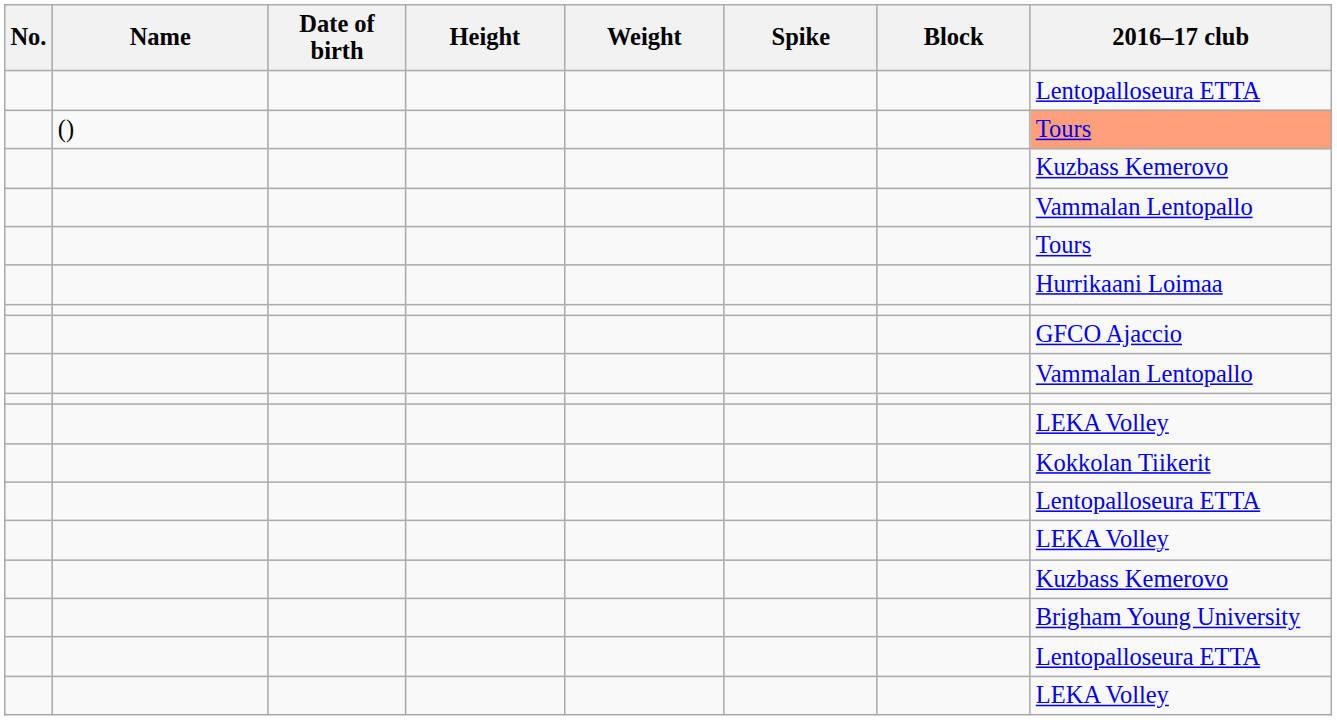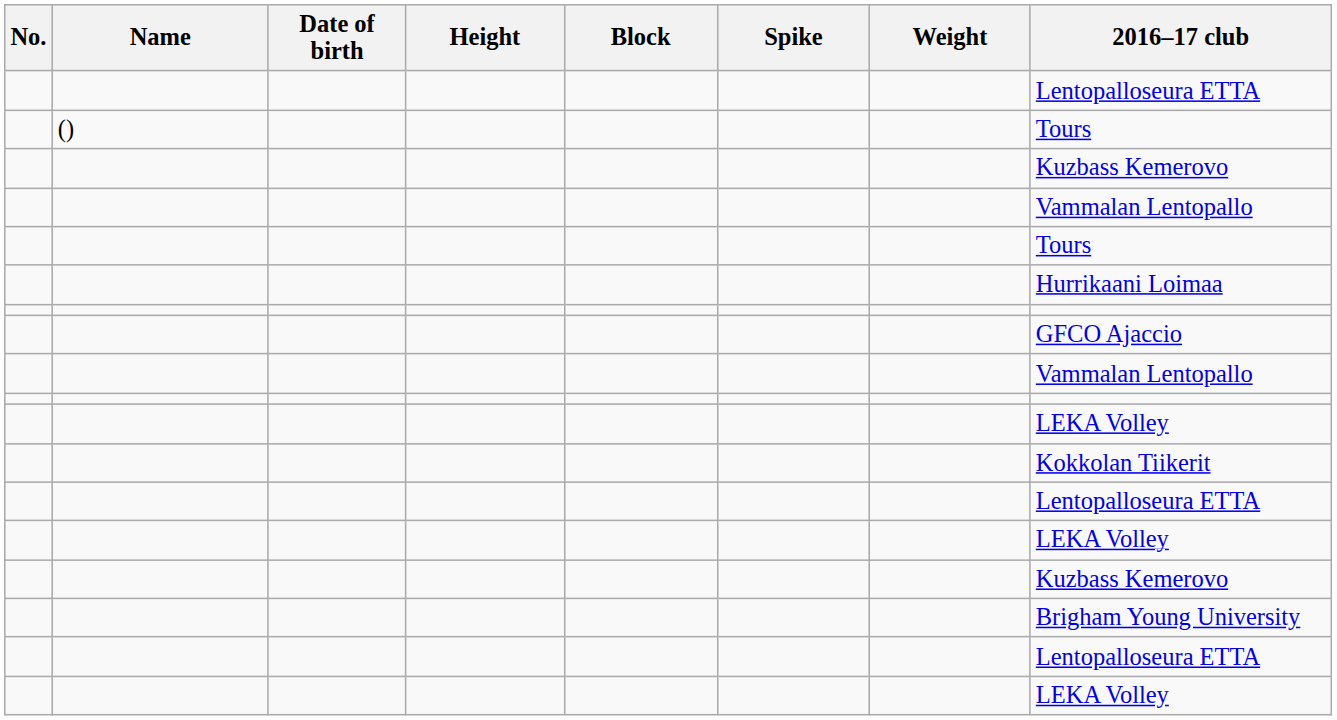columns swapped: (644, 37) <-> (954, 37)
(1064, 129) lightsalmon background -> (1064, 129) no background
